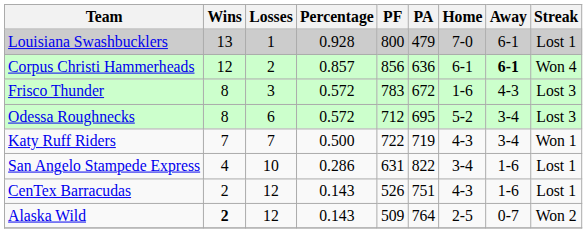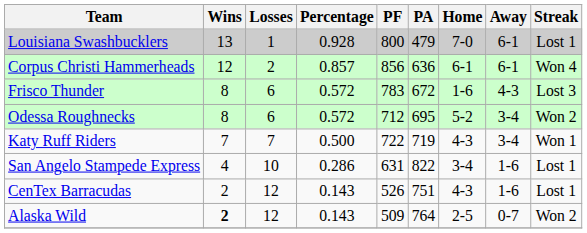(508, 66) bold -> (508, 66) normal
(271, 91) 3 -> (271, 91) 6
(556, 116) Lost 3 -> (556, 116) Won 2
